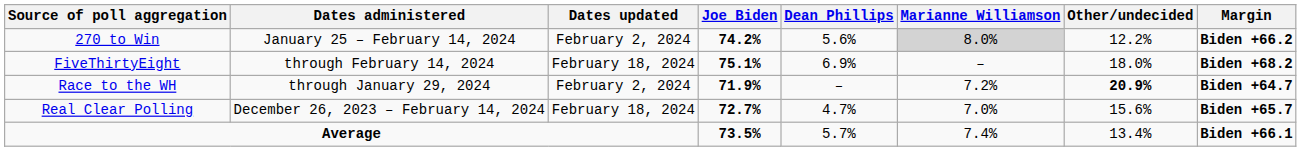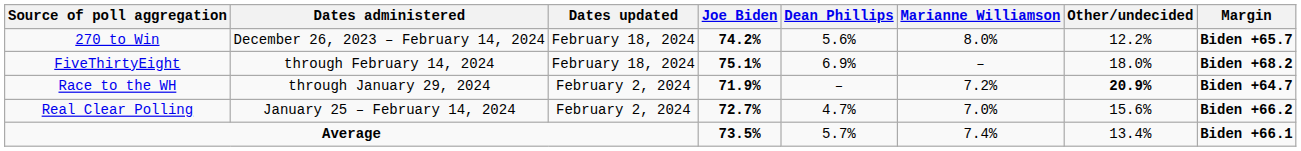(389, 40) January 25 – February 14, 2024 -> (389, 40) December 26, 2023 – February 14, 2024
(623, 40) February 2, 2024 -> (623, 40) February 18, 2024
(980, 40) lightgrey background -> (980, 40) no background
(1246, 40) Biden +66.2 -> (1246, 40) Biden +65.7
(389, 110) December 26, 2023 – February 14, 2024 -> (389, 110) January 25 – February 14, 2024
(623, 110) February 18, 2024 -> (623, 110) February 2, 2024
(1246, 110) Biden +65.7 -> (1246, 110) Biden +66.2
